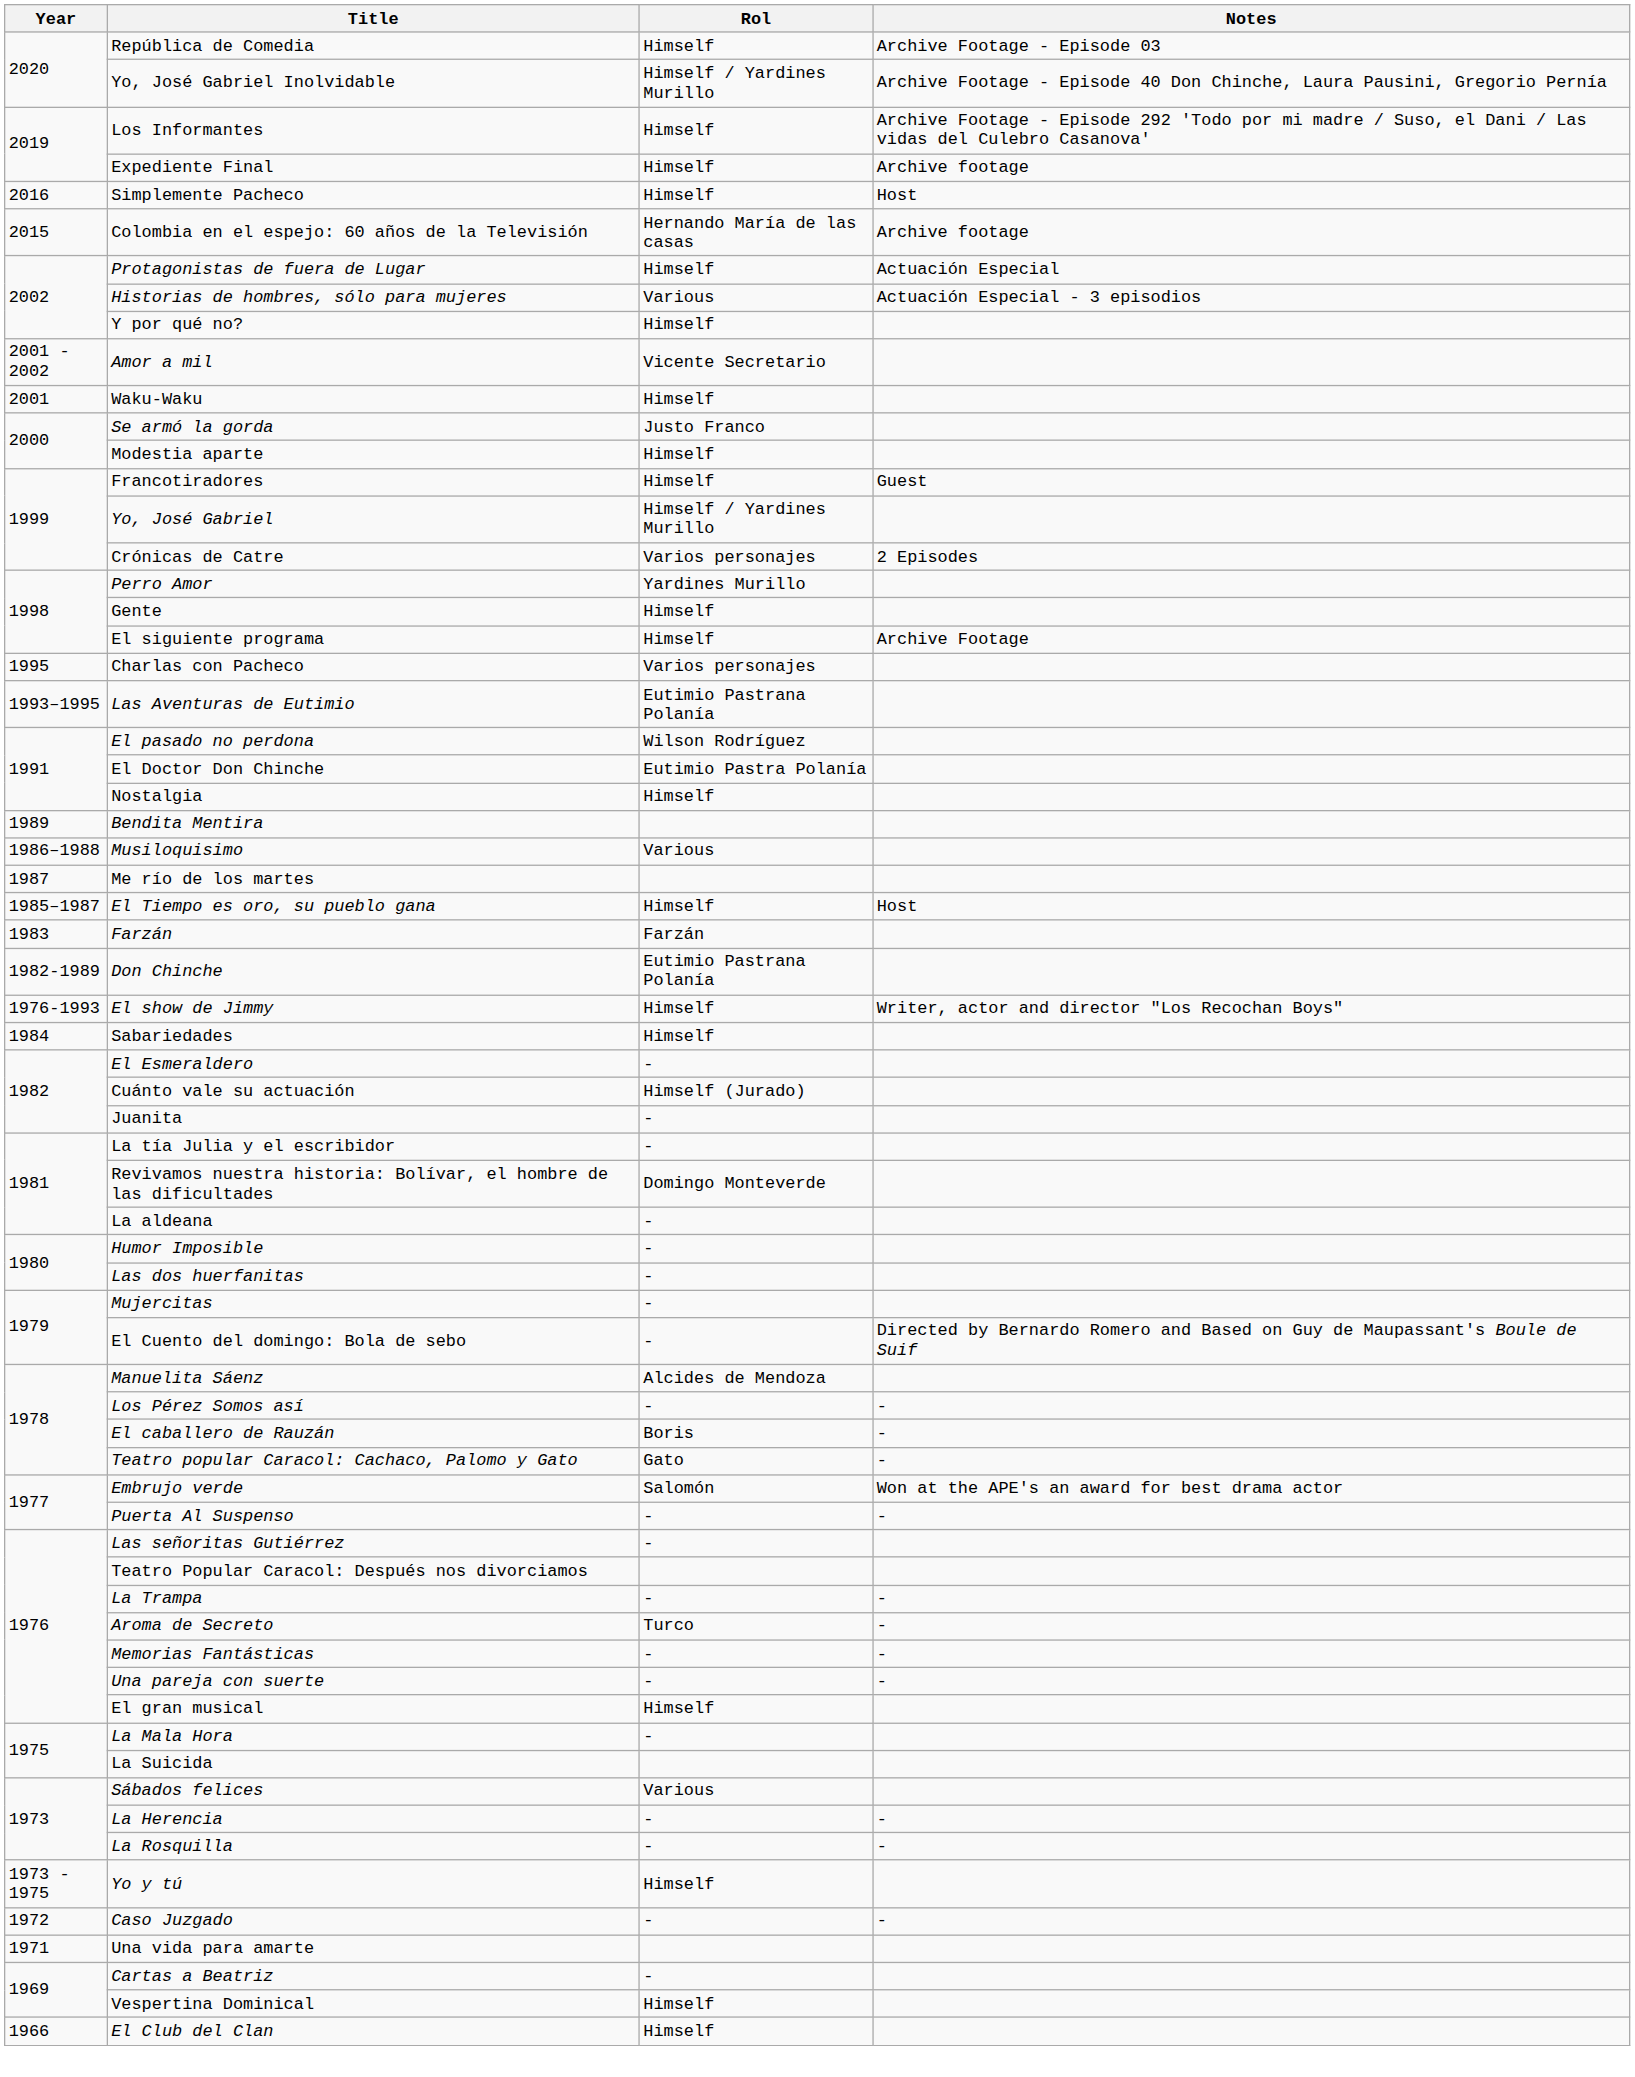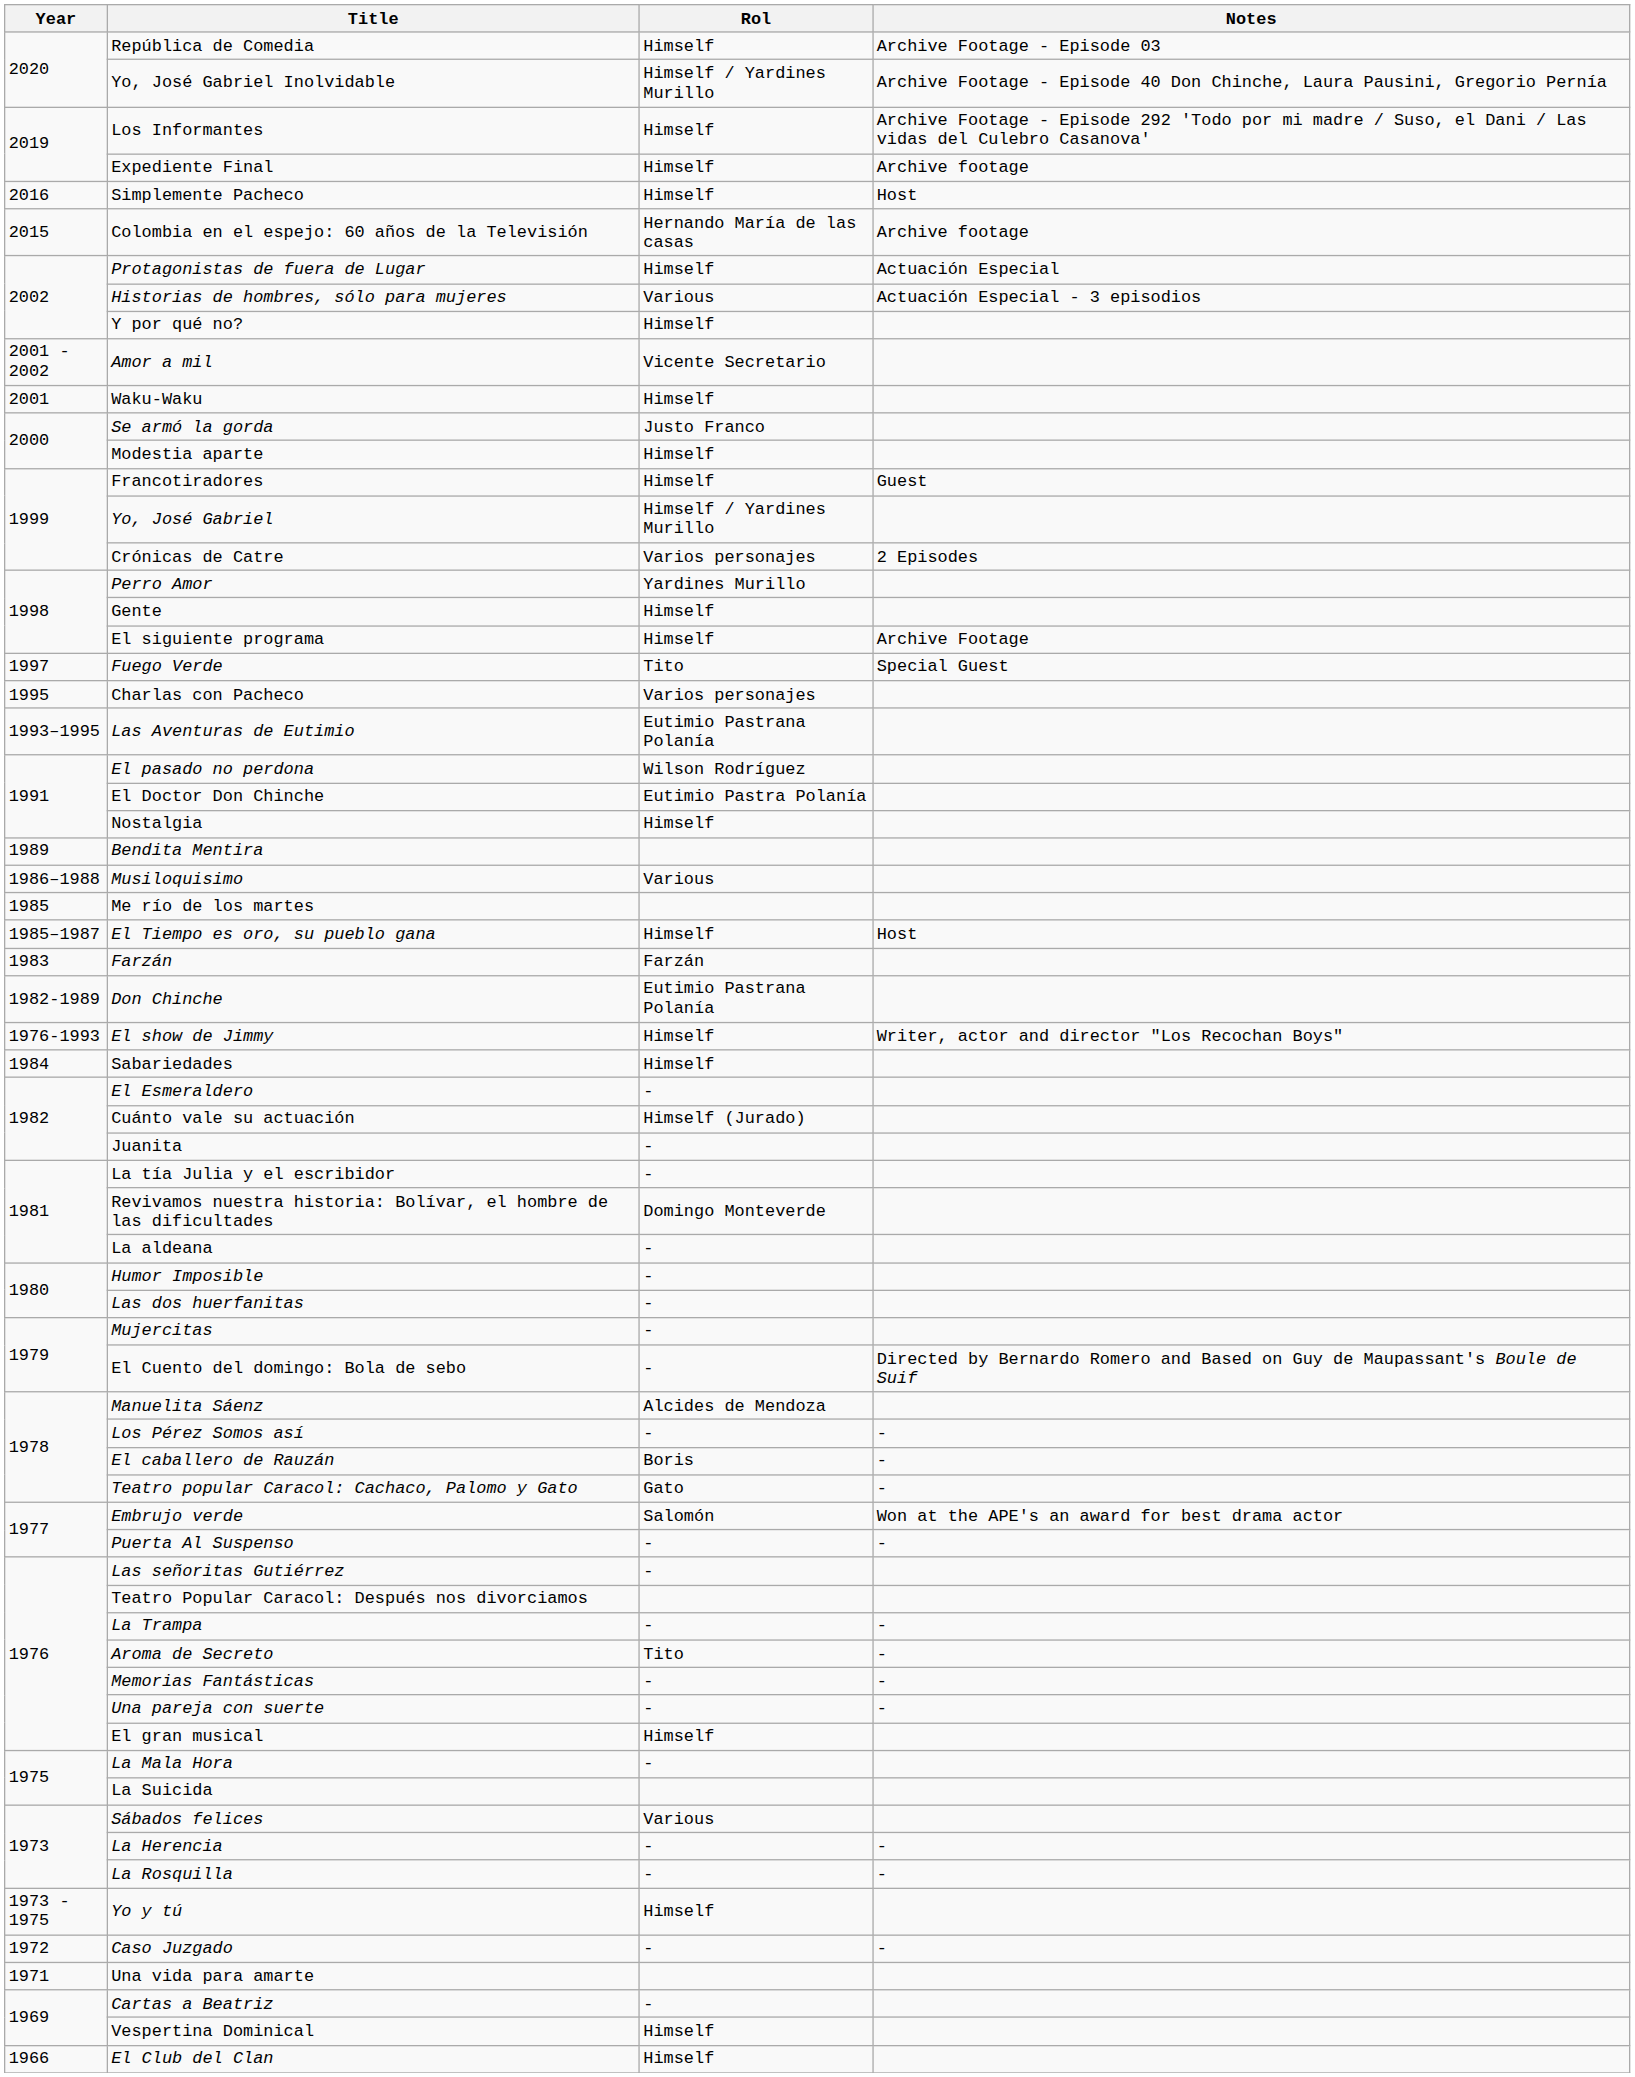+ row: (167, 667)
(29, 879) 1987 -> (29, 907) 1985
(669, 1626) Turco -> (664, 1654) Tito
